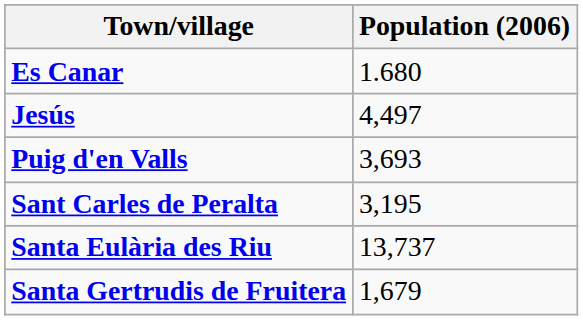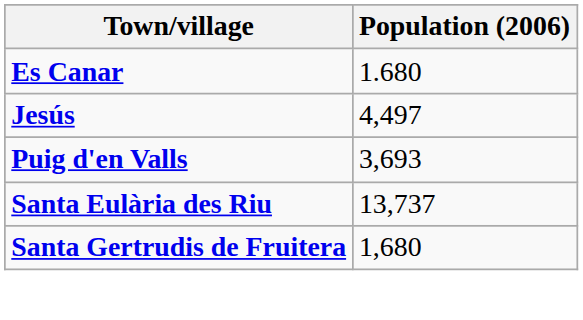- row: (145, 203)
(390, 291) 1,679 -> (390, 247) 1,680
